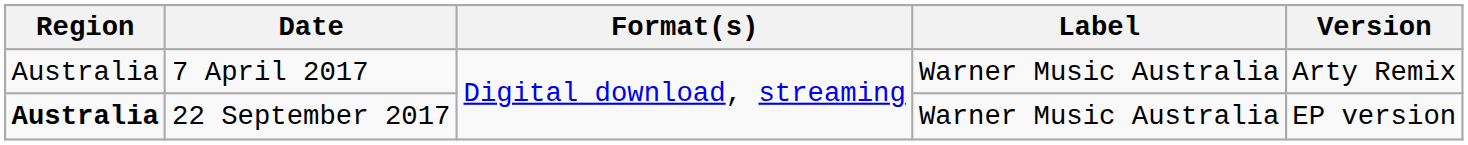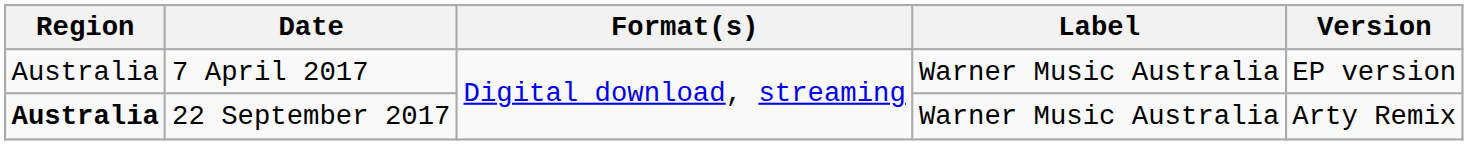(1374, 72) Arty Remix -> (1374, 72) EP version
(1374, 116) EP version -> (1374, 116) Arty Remix
